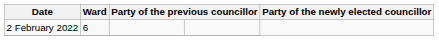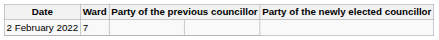(85, 27) 6 -> (85, 27) 7
